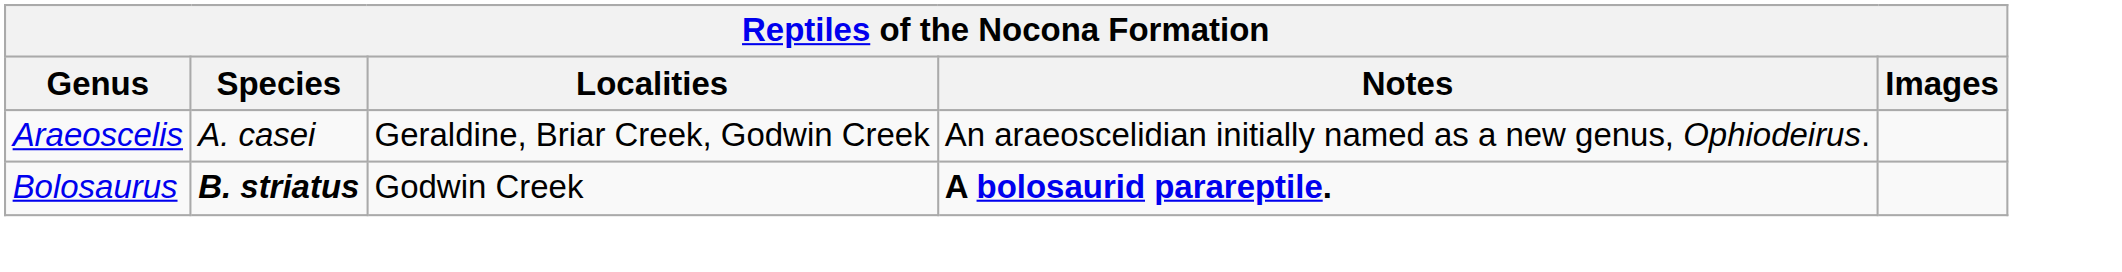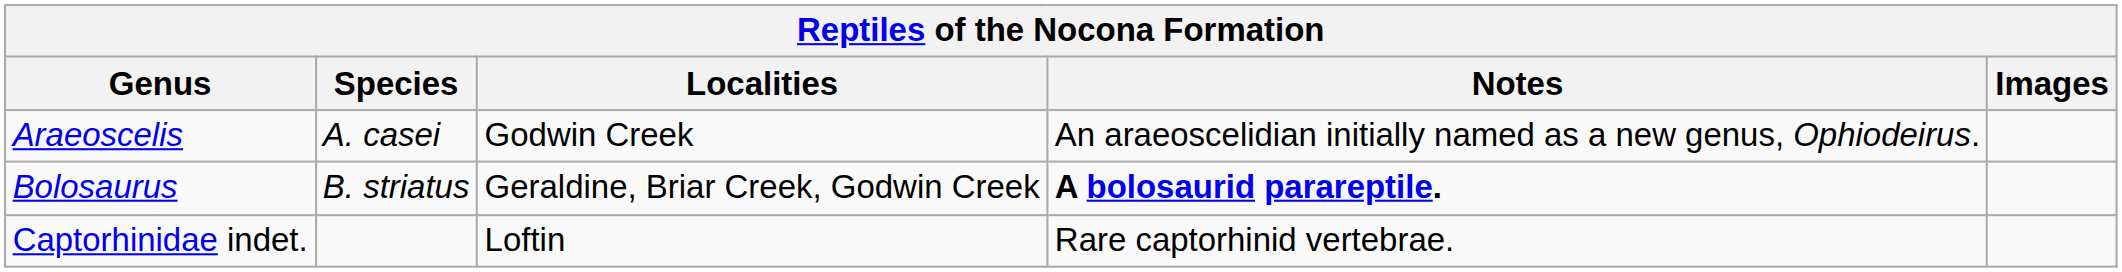(652, 135) Geraldine, Briar Creek, Godwin Creek -> (589, 135) Godwin Creek
(279, 187) bold -> (396, 187) normal
(479, 187) Godwin Creek -> (762, 187) Geraldine, Briar Creek, Godwin Creek
+ row: (160, 239)
